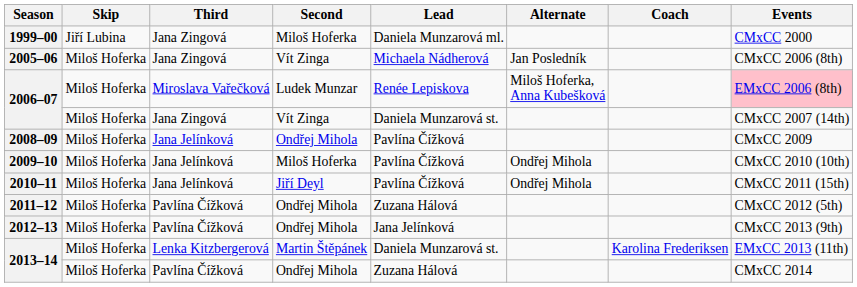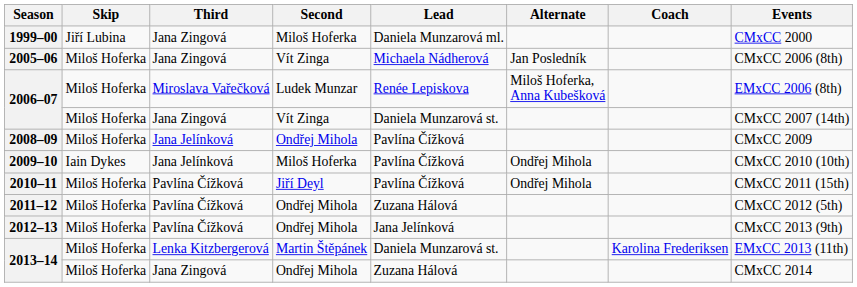(788, 88) pink background -> (788, 88) no background
(106, 161) Miloš Hoferka -> (96, 161) Iain Dykes
(193, 183) Jana Jelínková -> (198, 183) Pavlína Čížková
(198, 270) Pavlína Čížková -> (189, 270) Jana Zingová
